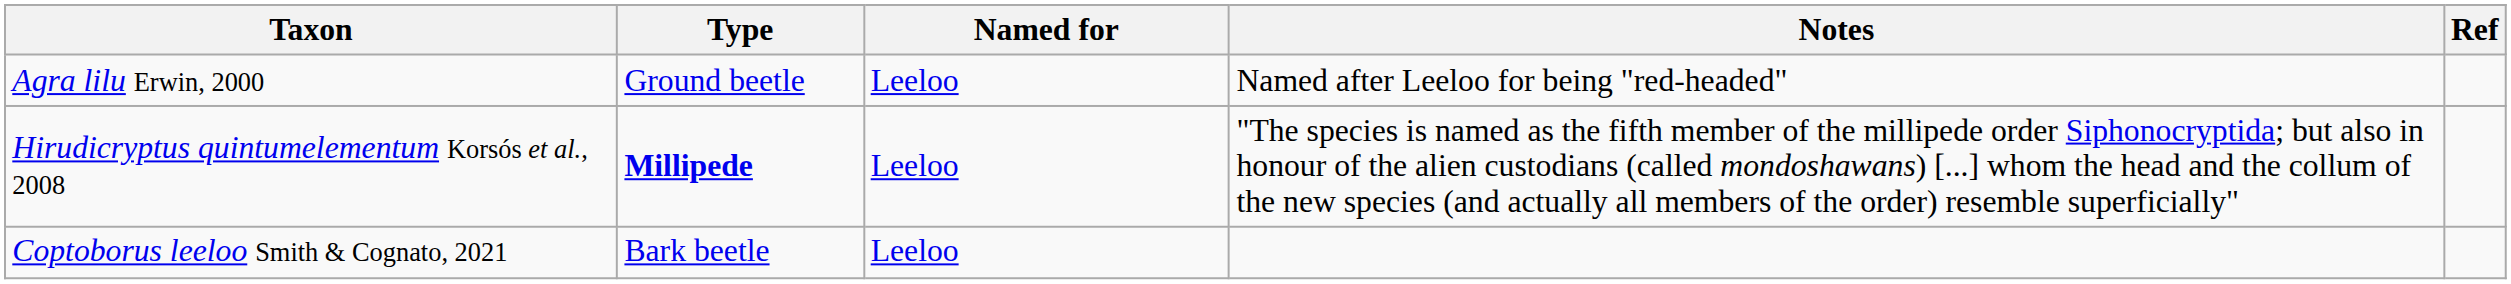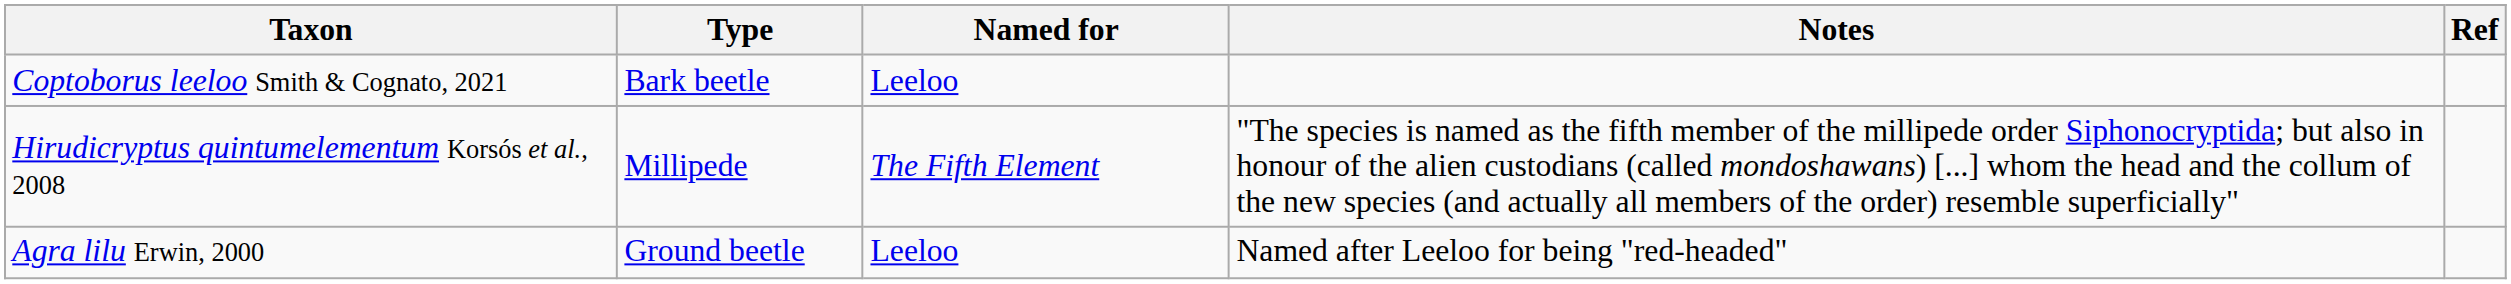rows swapped: (138, 79) <-> (260, 251)
(689, 165) bold -> (686, 165) normal
(915, 165) Leeloo -> (985, 165) The Fifth Element
